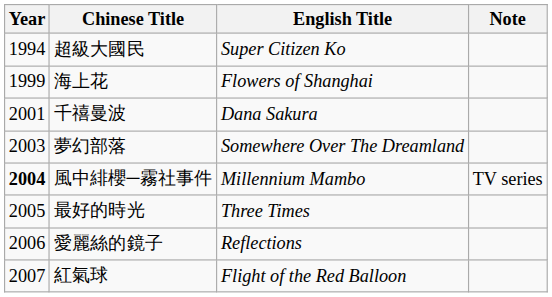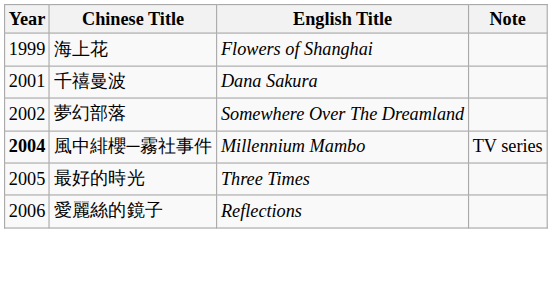- row: (99, 49)
(27, 146) 2003 -> (27, 114) 2002
- row: (81, 275)
